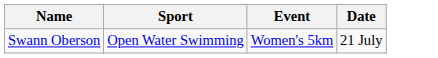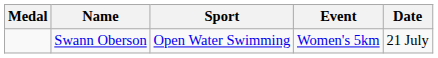+ column: (28, 16)
